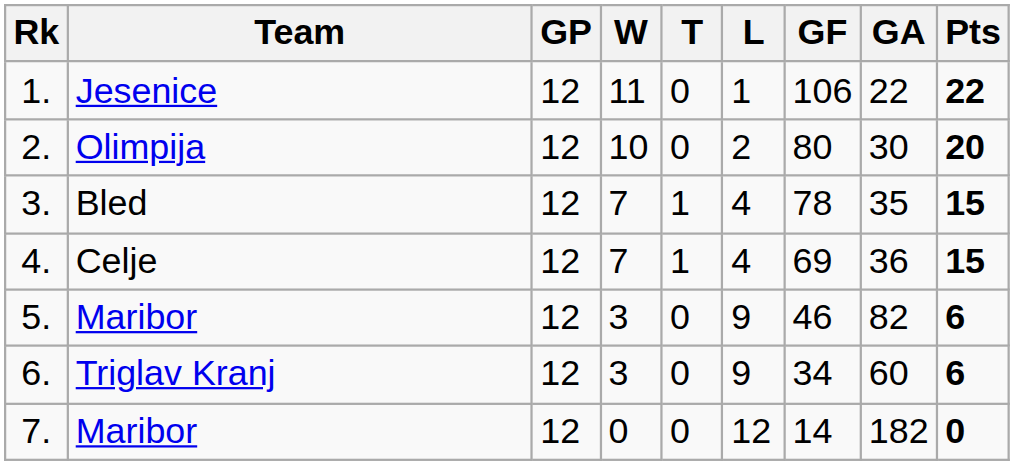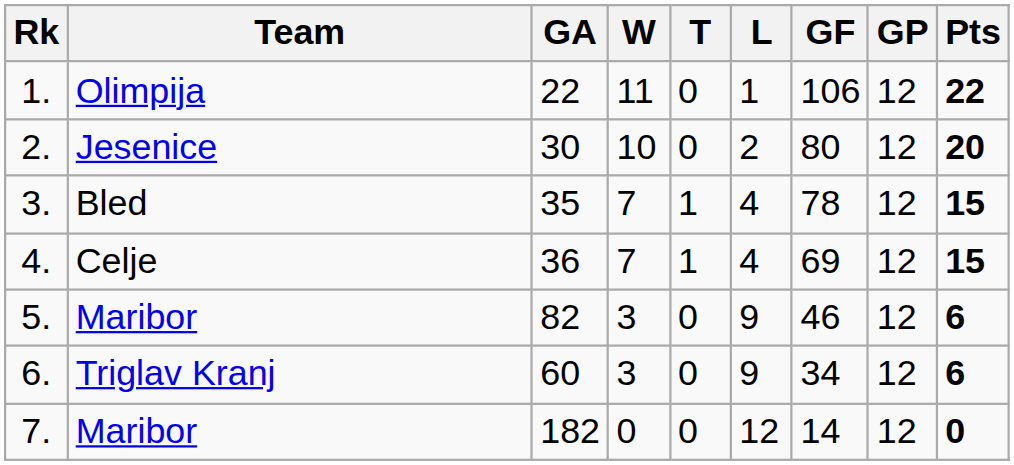columns swapped: (566, 32) <-> (899, 32)
(146, 89) Jesenice -> (140, 89) Olimpija
(140, 146) Olimpija -> (146, 146) Jesenice
